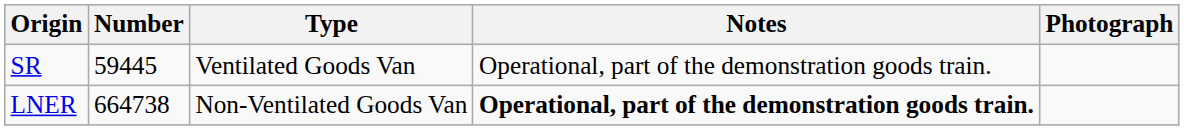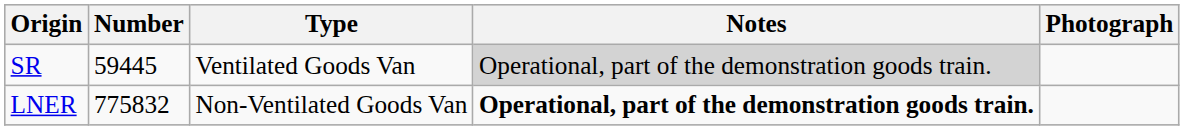(735, 64) no background -> (735, 64) lightgrey background
(132, 104) 664738 -> (132, 104) 775832
